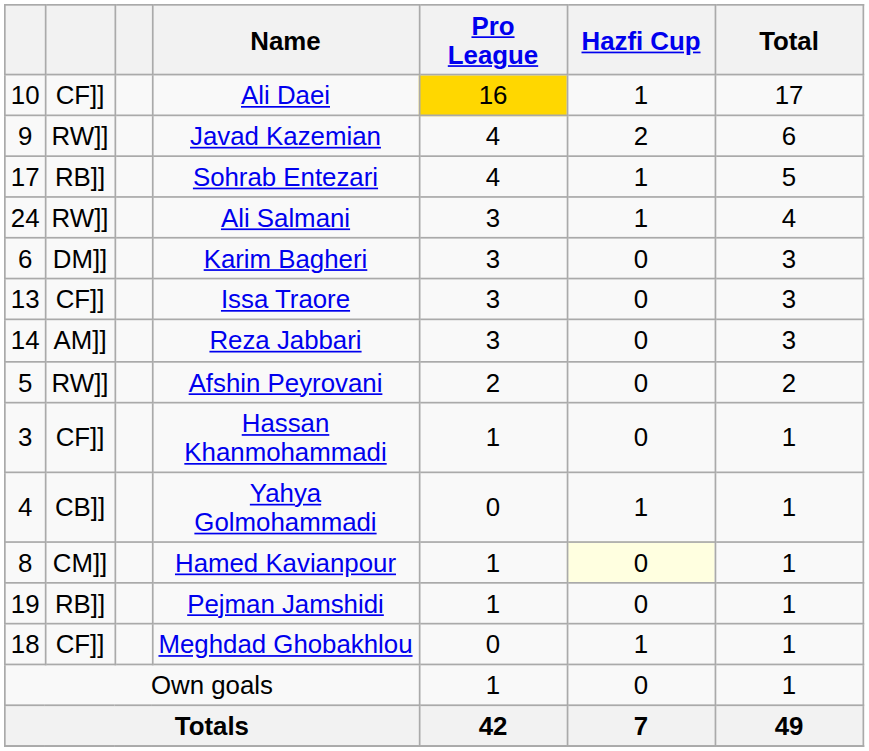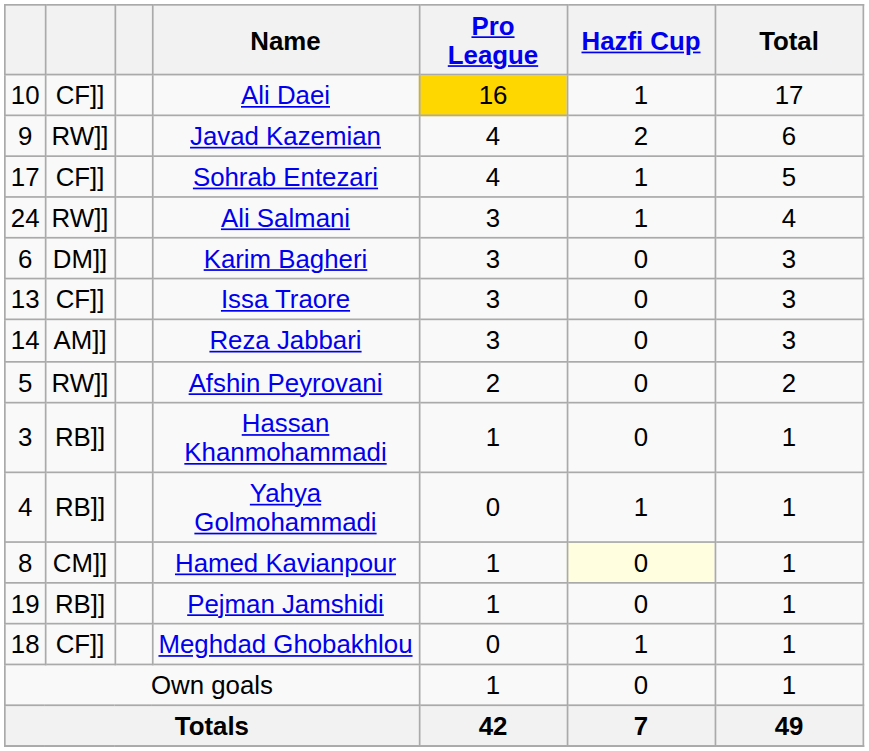(80, 177) RB]] -> (80, 177) CF]]
(80, 437) CF]] -> (80, 437) RB]]
(80, 507) CB]] -> (80, 507) RB]]
